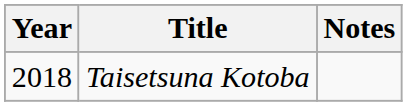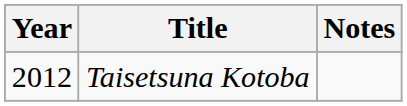(42, 76) 2018 -> (42, 76) 2012
